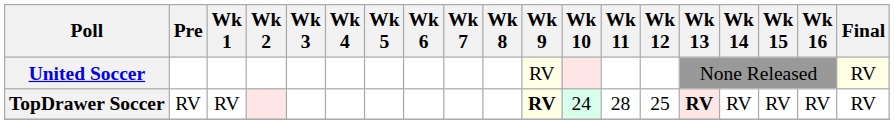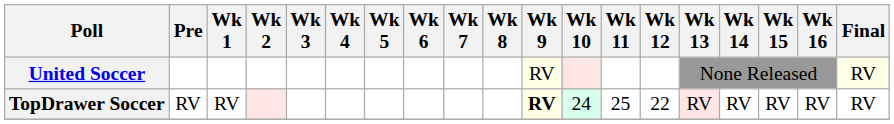(621, 103) 28 -> (621, 103) 25
(660, 103) 25 -> (660, 103) 22
(699, 103) bold -> (699, 103) normal
